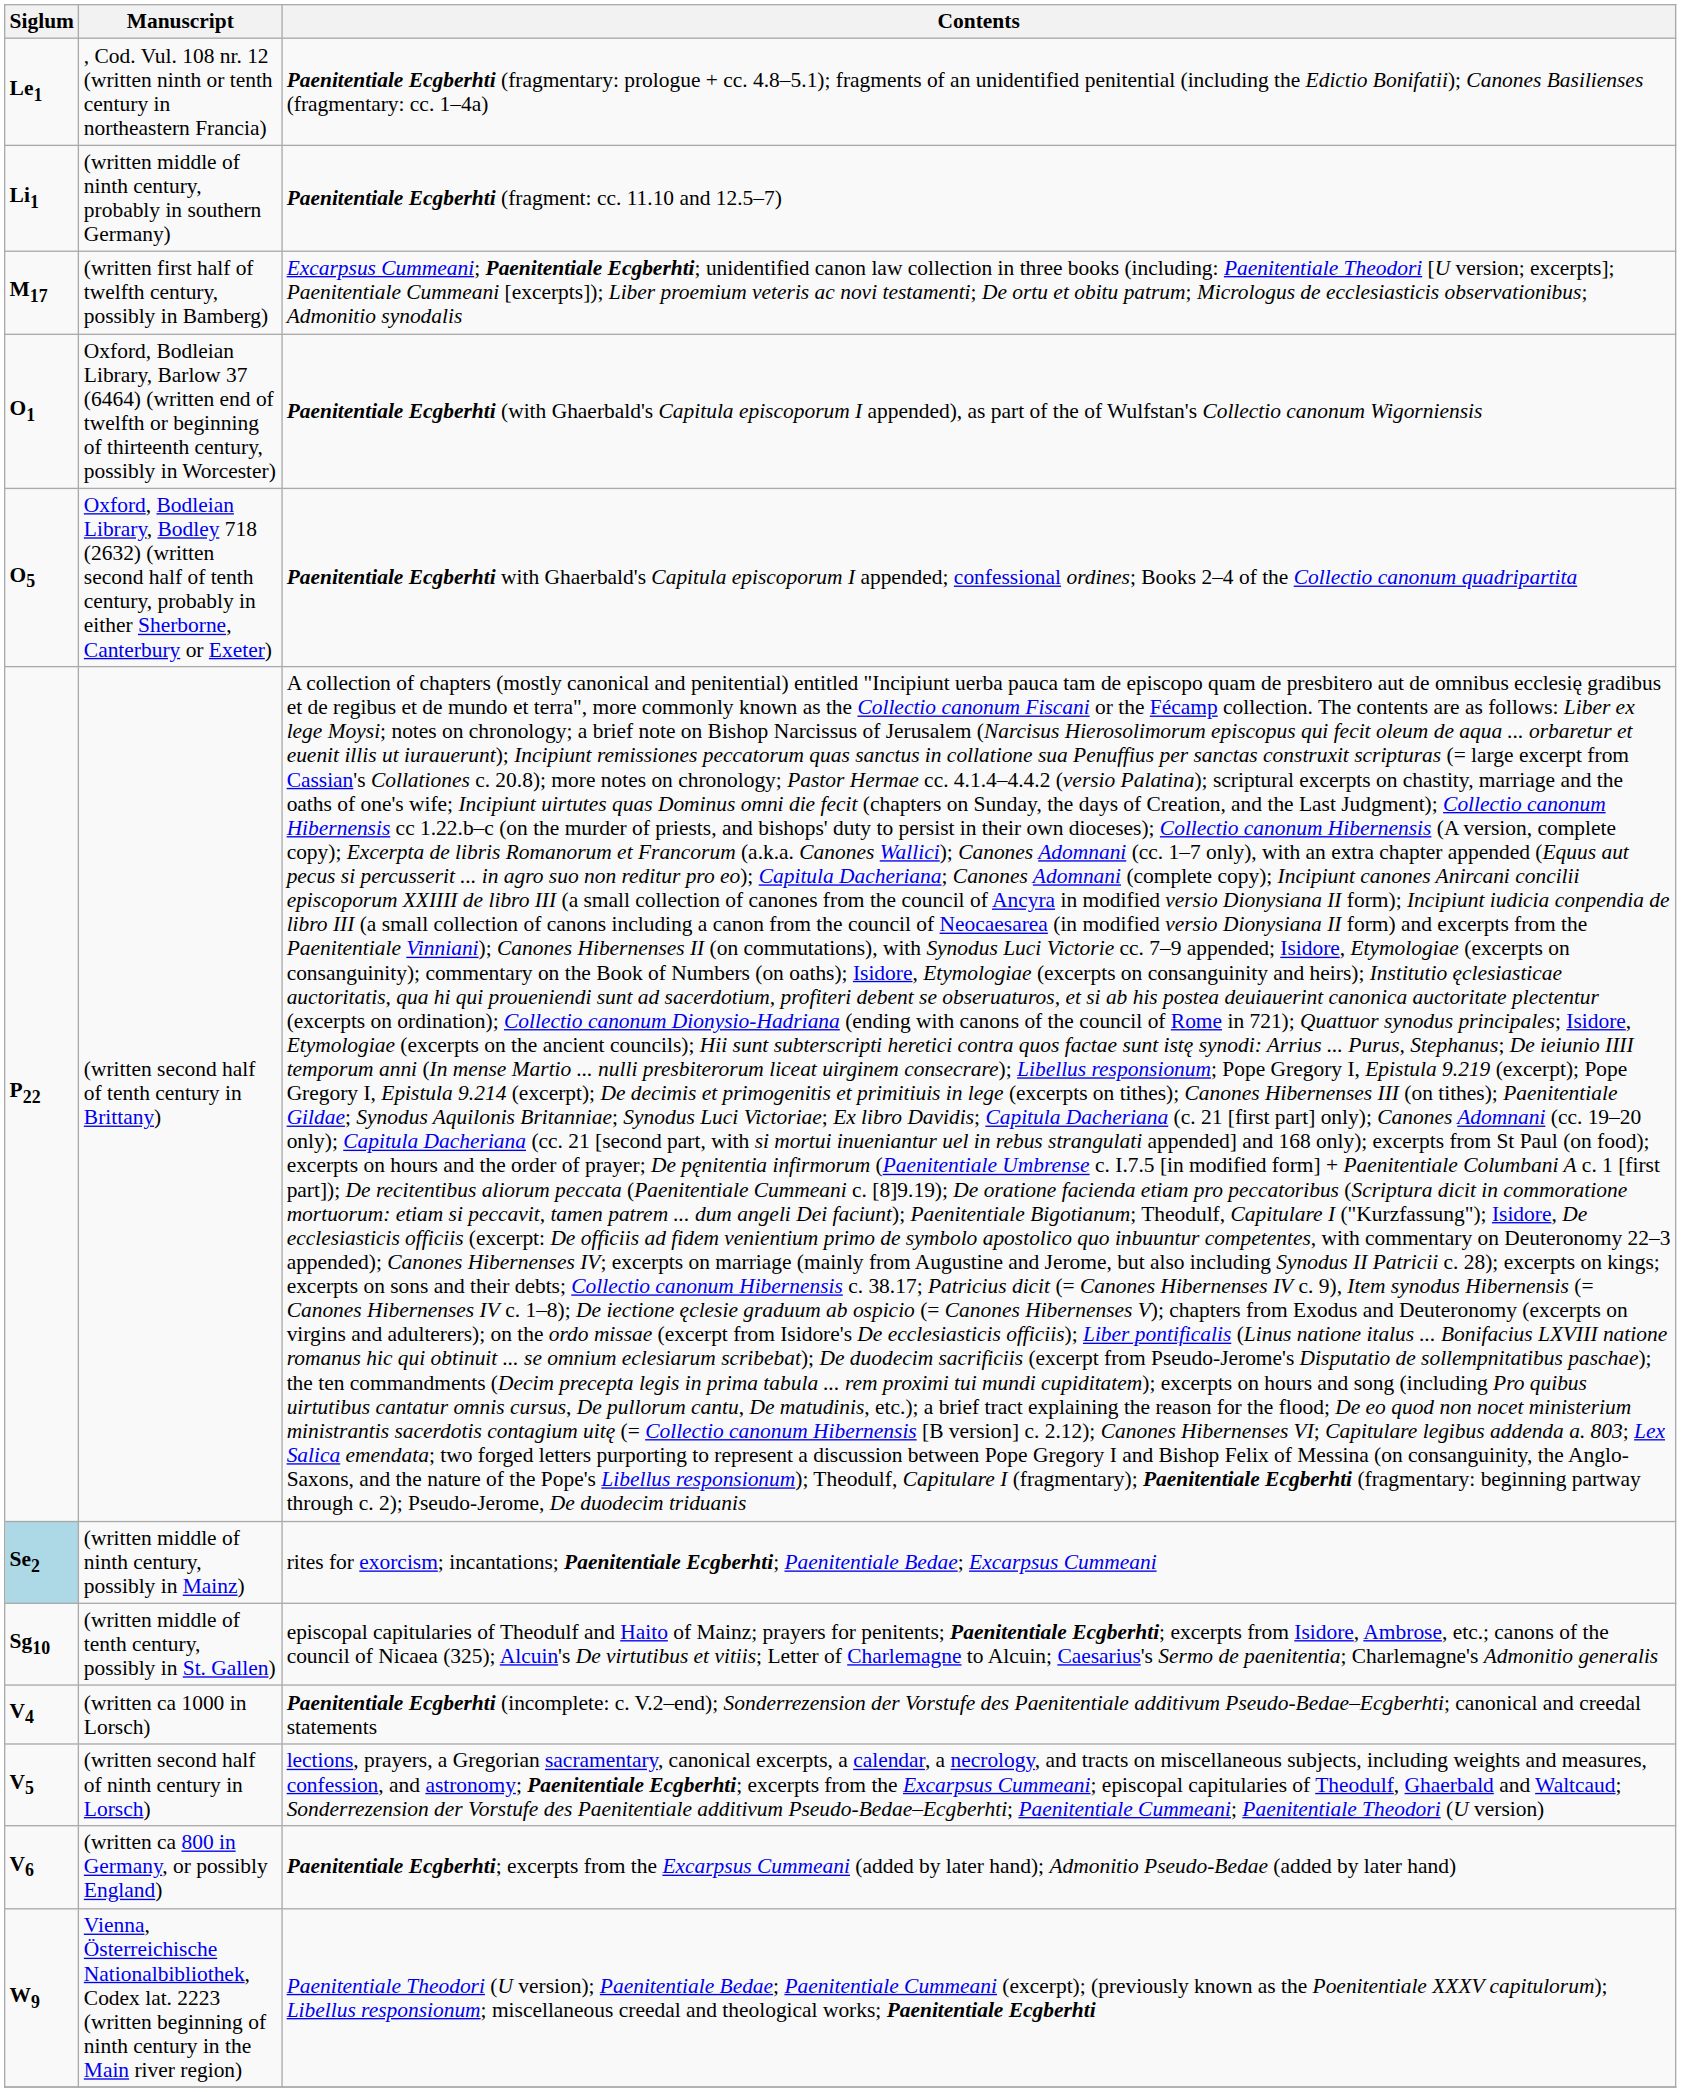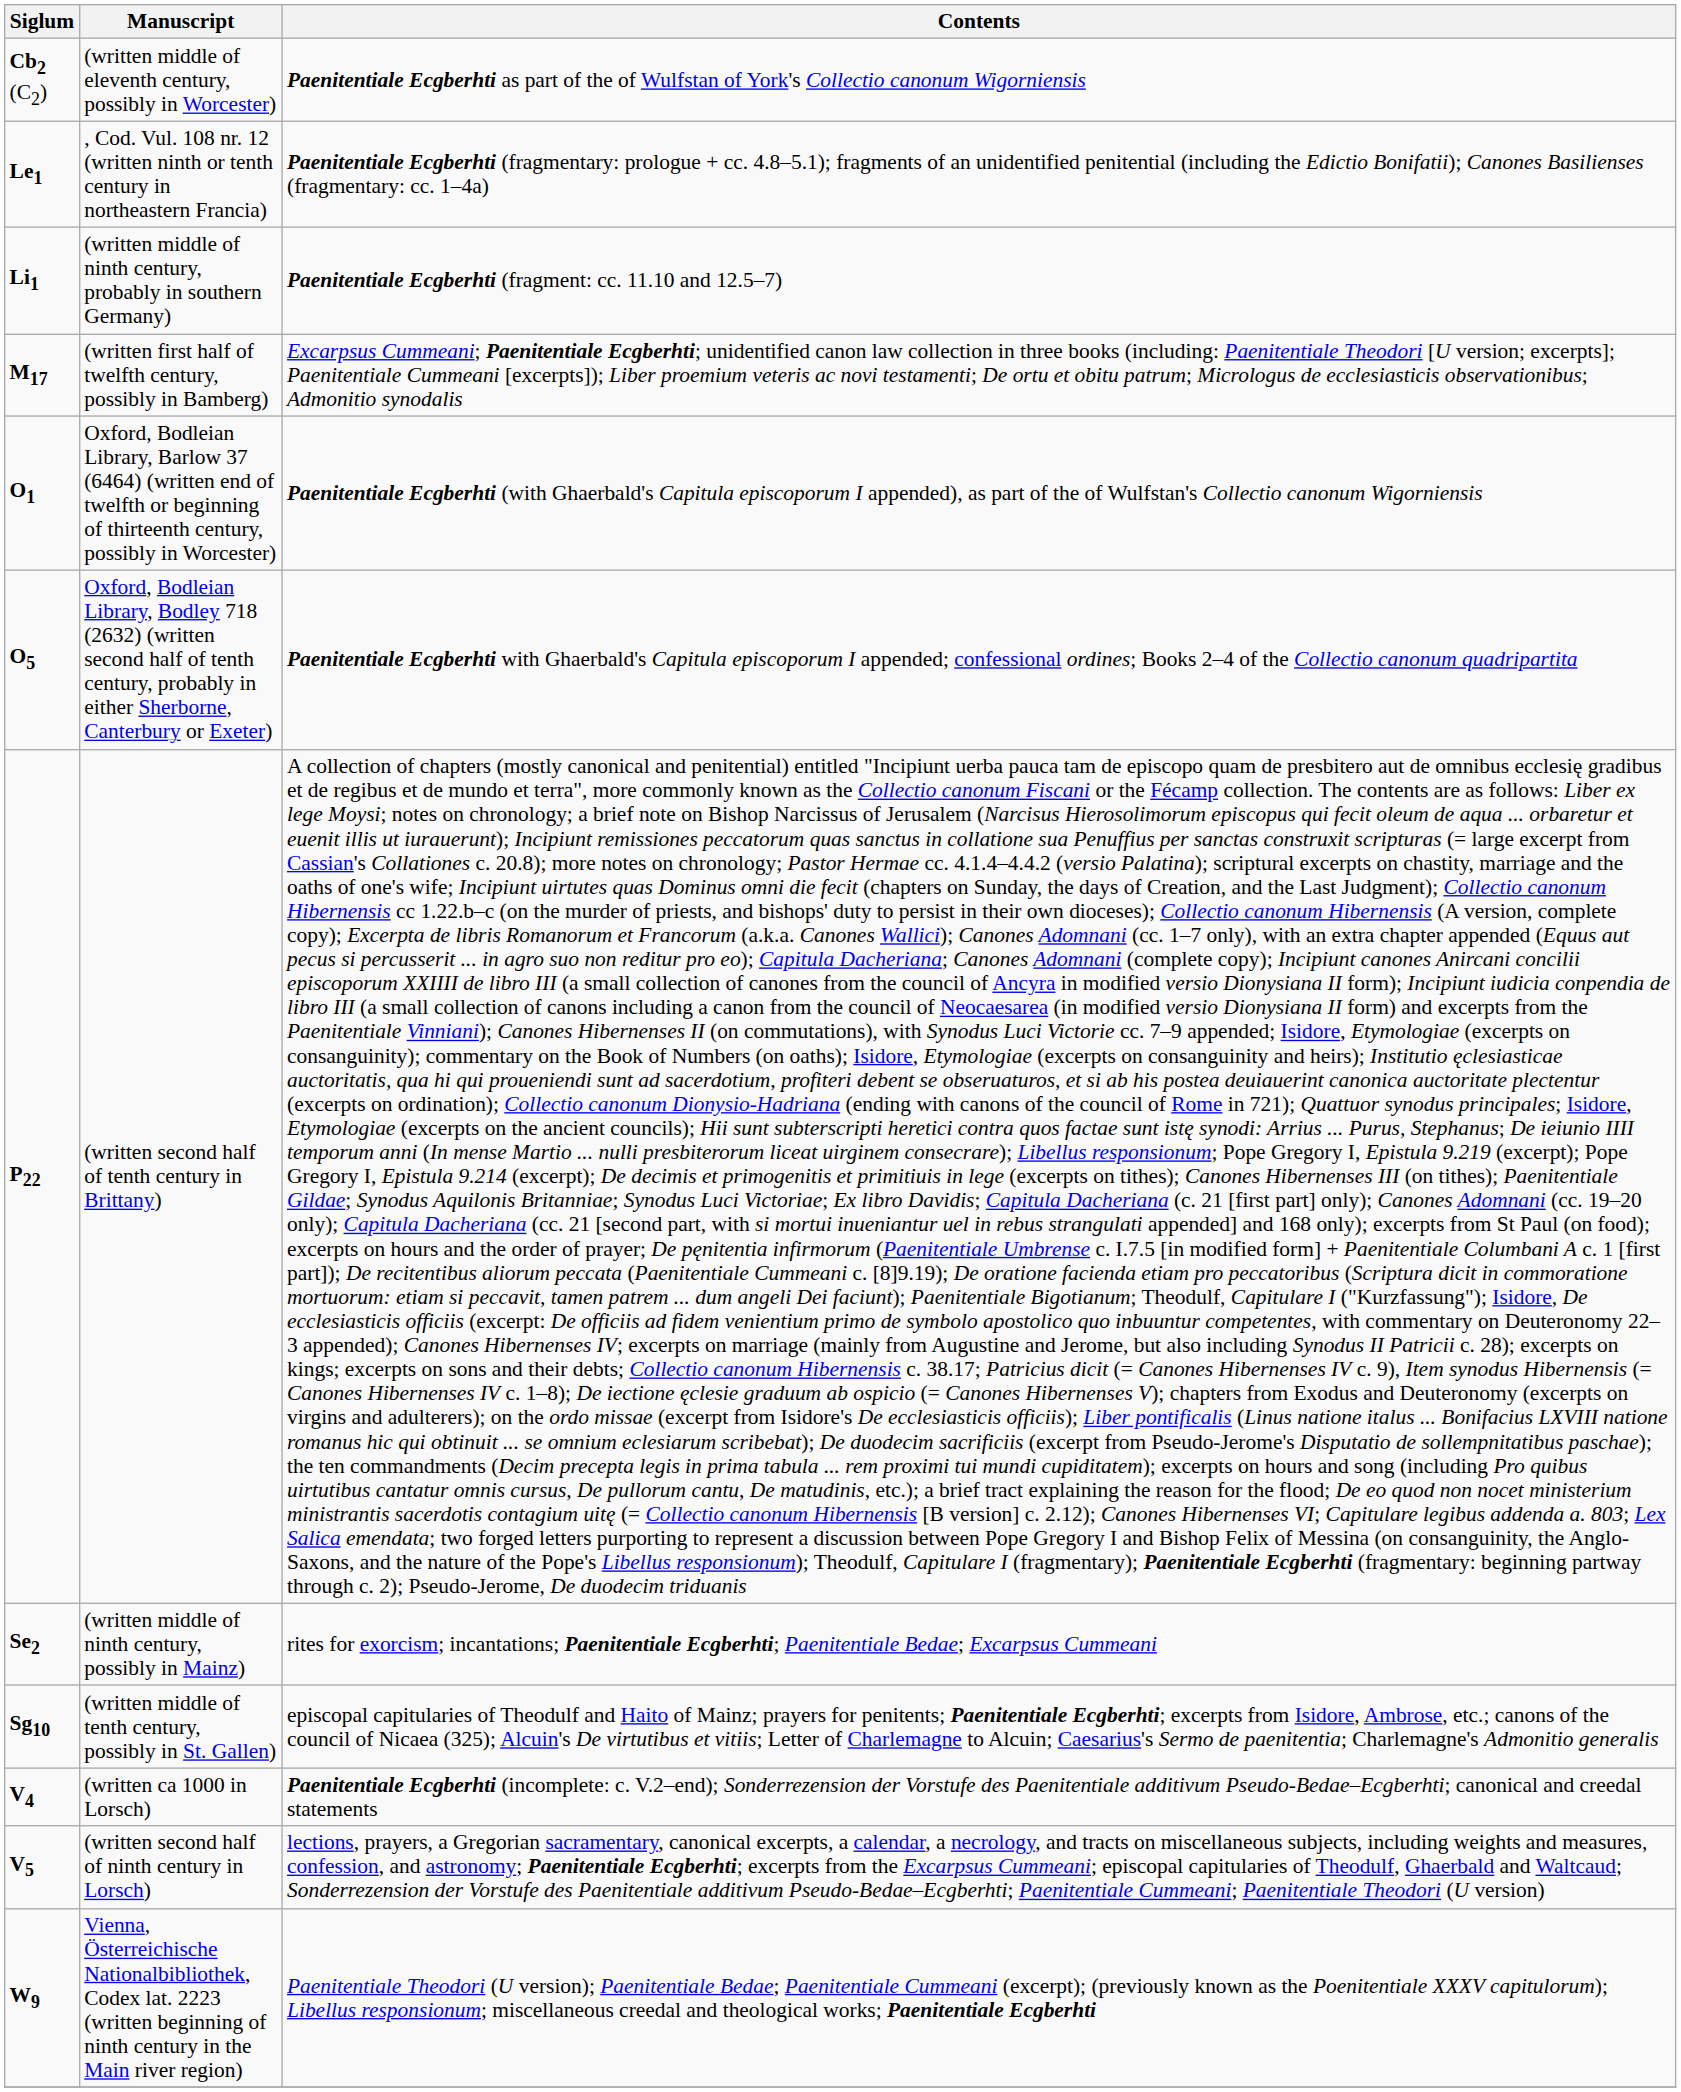+ row: (180, 79)
(25, 1561) lightblue background -> (25, 1644) no background
- row: (176, 1866)
